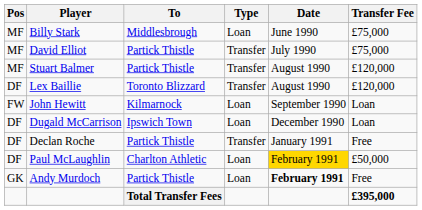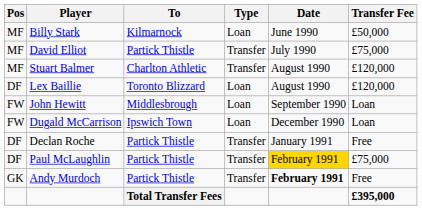(162, 31) Middlesbrough -> (154, 31) Kilmarnock
(370, 31) £75,000 -> (370, 31) £50,000
(160, 68) Partick Thistle -> (167, 68) Charlton Athletic
(246, 86) Transfer -> (239, 86) Loan
(154, 104) Kilmarnock -> (162, 104) Middlesbrough
(14, 123) DF -> (16, 123) FW
(167, 159) Charlton Athletic -> (160, 159) Partick Thistle
(239, 159) Loan -> (246, 159) Transfer
(370, 159) £50,000 -> (370, 159) £75,000
(239, 178) Loan -> (246, 178) Transfer
